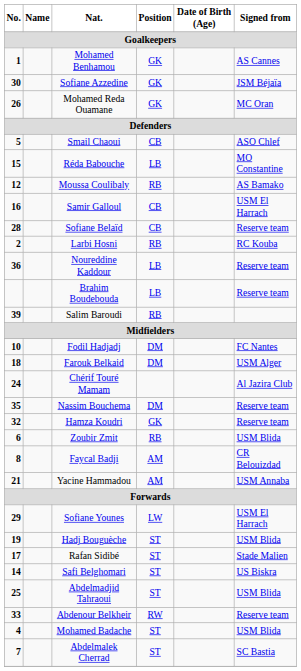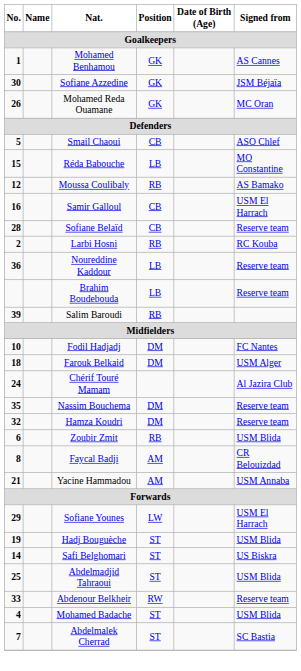(155, 422) GK -> (155, 422) DM
- row: (94, 556)
